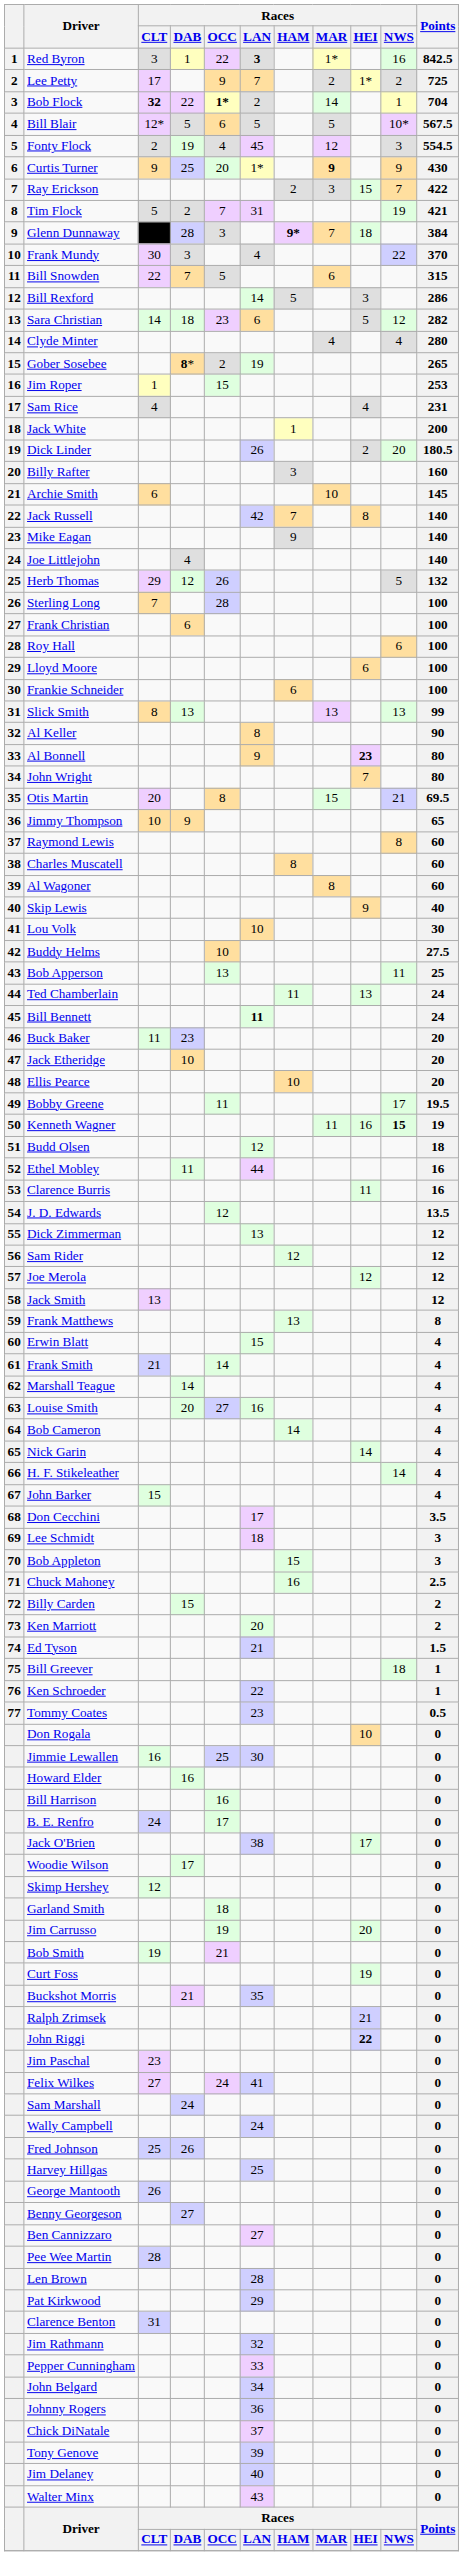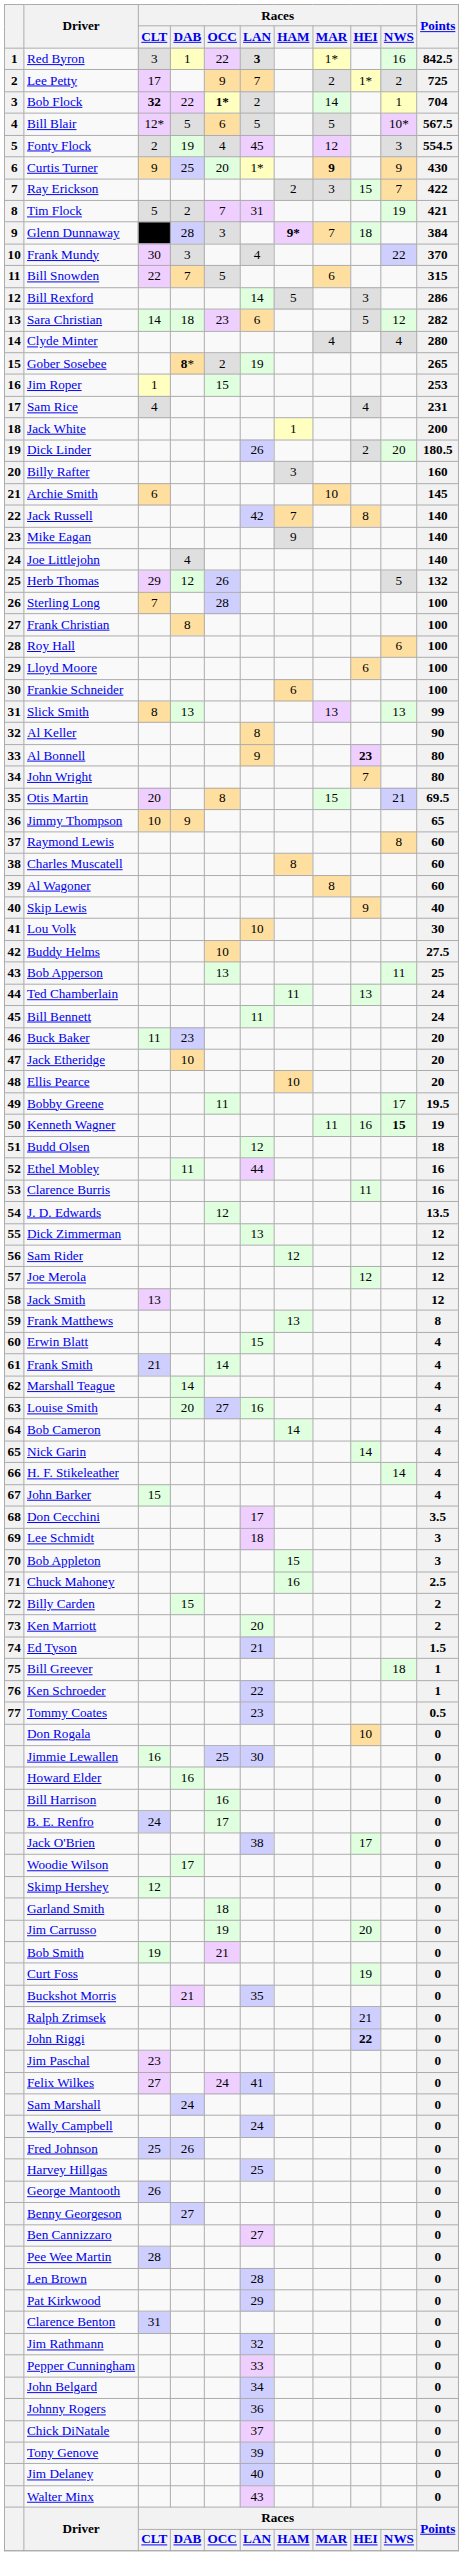(187, 624) 6 -> (187, 624) 8
(257, 1016) bold -> (257, 1016) normal
